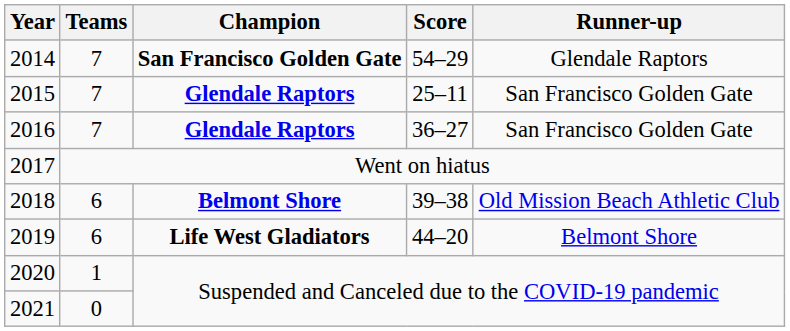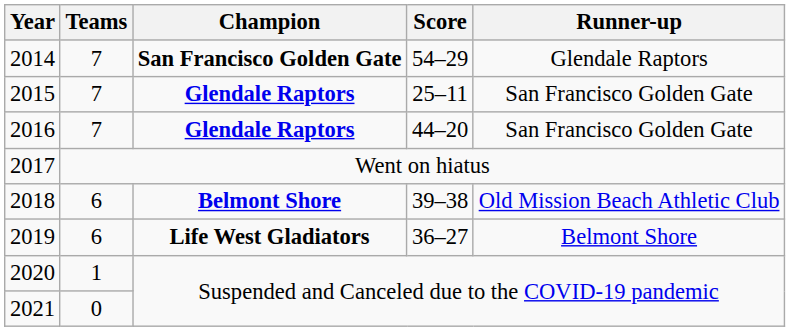(440, 129) 36–27 -> (440, 129) 44–20
(440, 237) 44–20 -> (440, 237) 36–27
